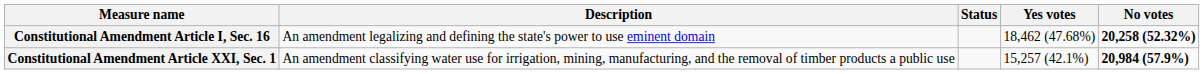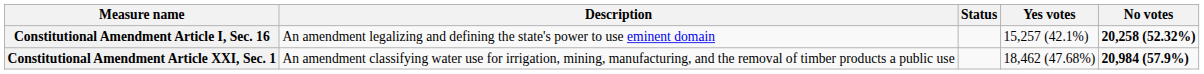(1049, 36) 18,462 (47.68%) -> (1046, 36) 15,257 (42.1%)
(1046, 58) 15,257 (42.1%) -> (1049, 58) 18,462 (47.68%)
